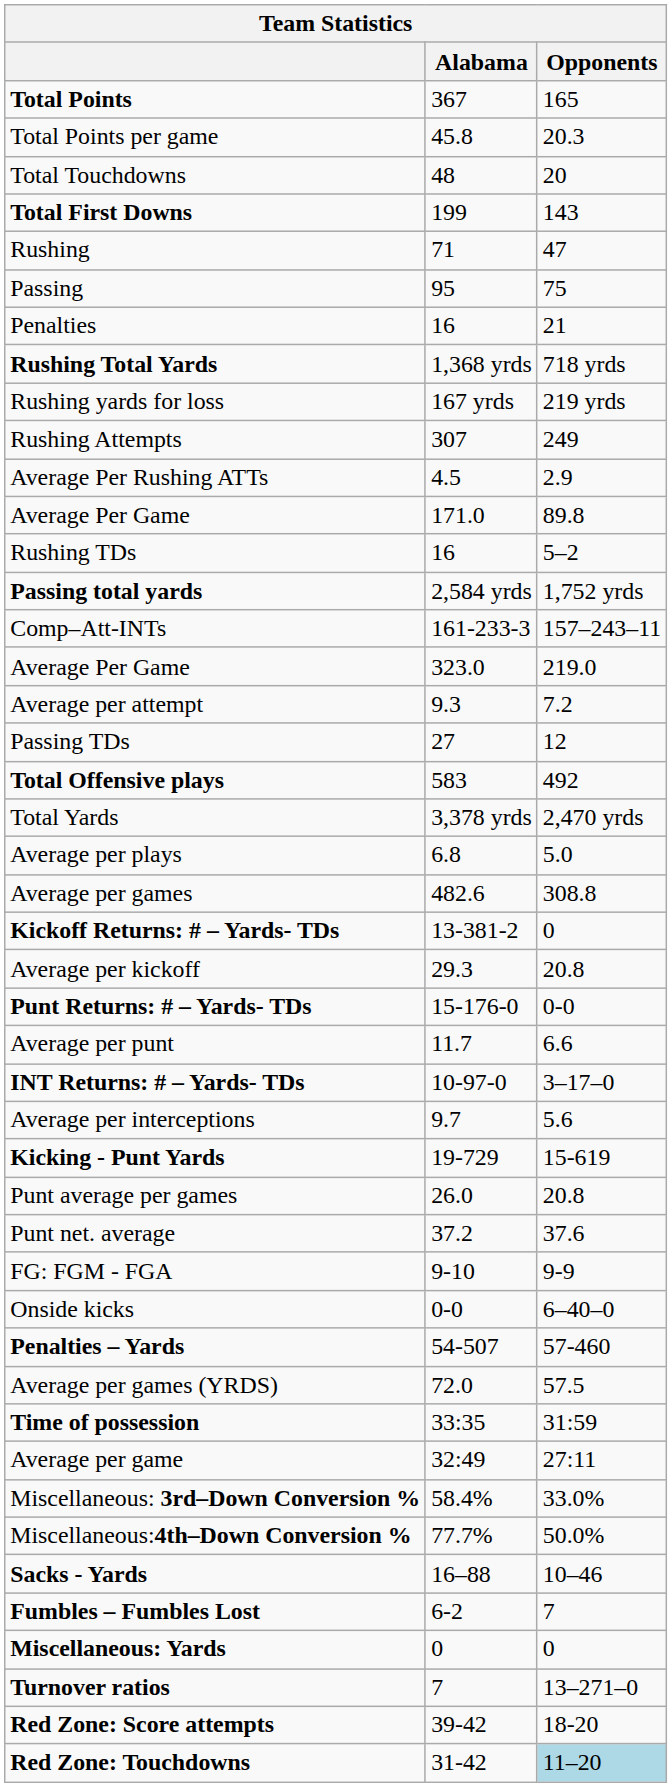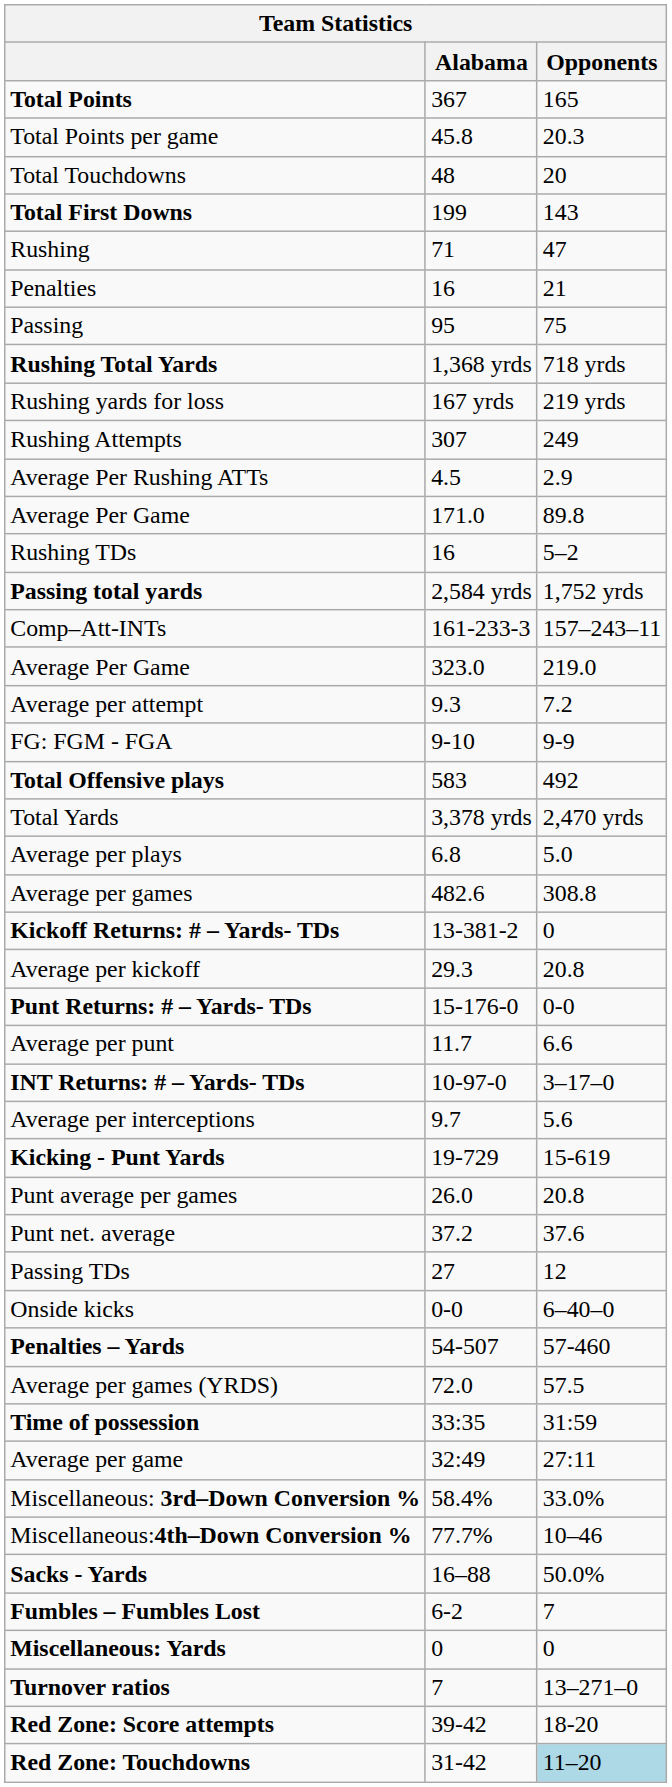rows swapped: (47, 288) <-> (53, 325)
rows swapped: (70, 741) <-> (91, 1271)
(574, 1535) 50.0% -> (573, 1535) 10–46
(573, 1573) 10–46 -> (574, 1573) 50.0%
